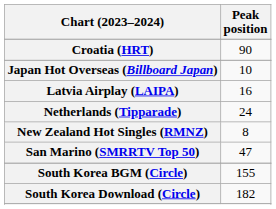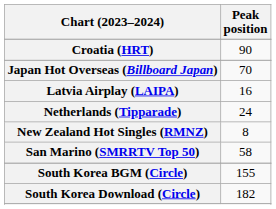(246, 70) 10 -> (246, 70) 70
(246, 152) 47 -> (246, 152) 58
